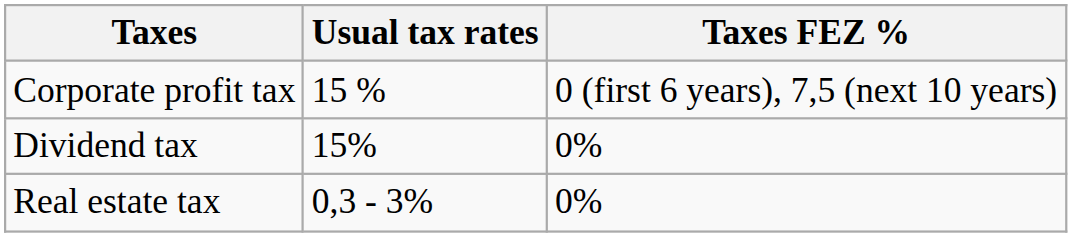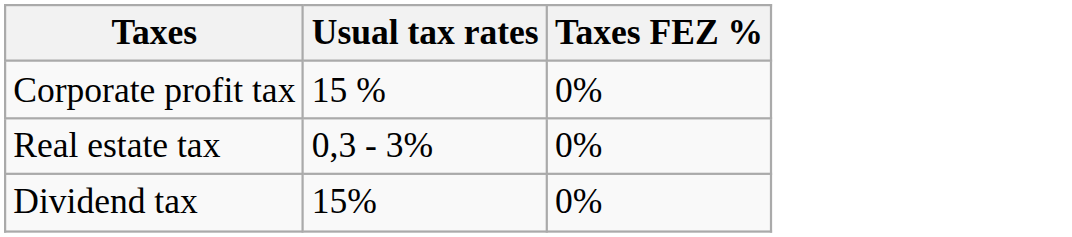(806, 88) 0 (first 6 years), 7,5 (next 10 years) -> (579, 88) 0%
rows swapped: (117, 201) <-> (106, 145)
